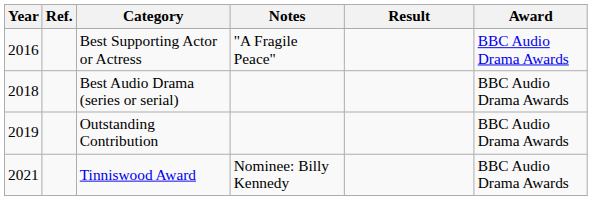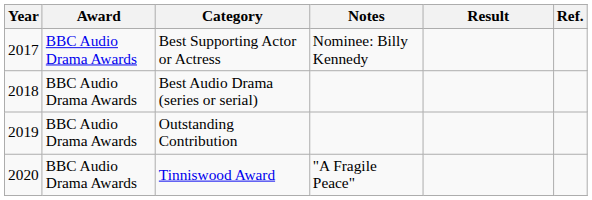columns swapped: (531, 16) <-> (59, 16)
(23, 49) 2016 -> (23, 49) 2017
(266, 49) "A Fragile Peace" -> (360, 49) Nominee: Billy Kennedy
(23, 174) 2021 -> (23, 174) 2020
(281, 174) Nominee: Billy Kennedy -> (345, 174) "A Fragile Peace"
